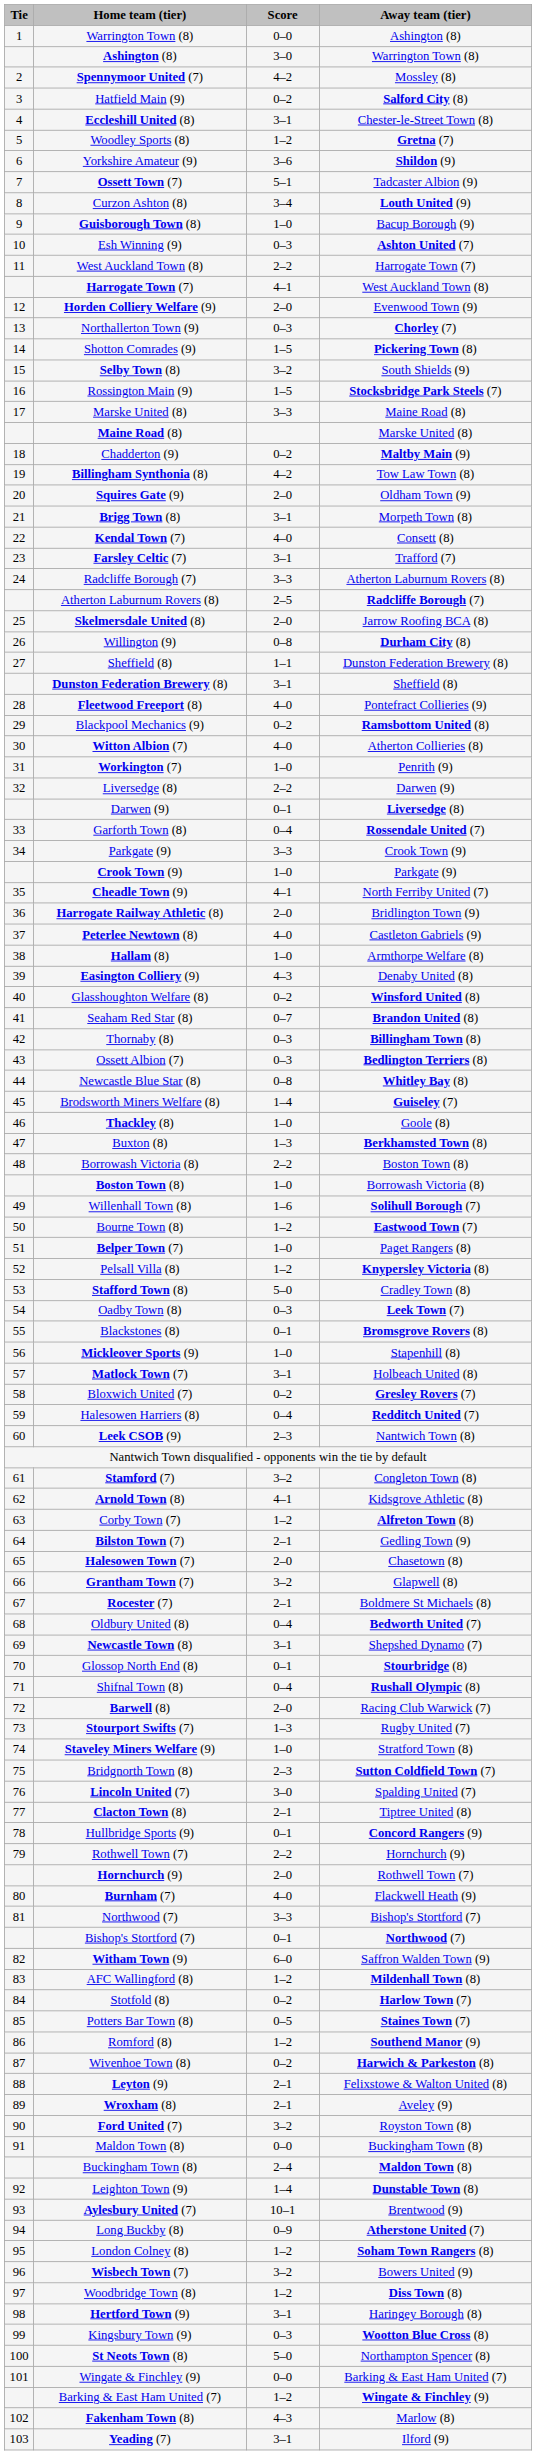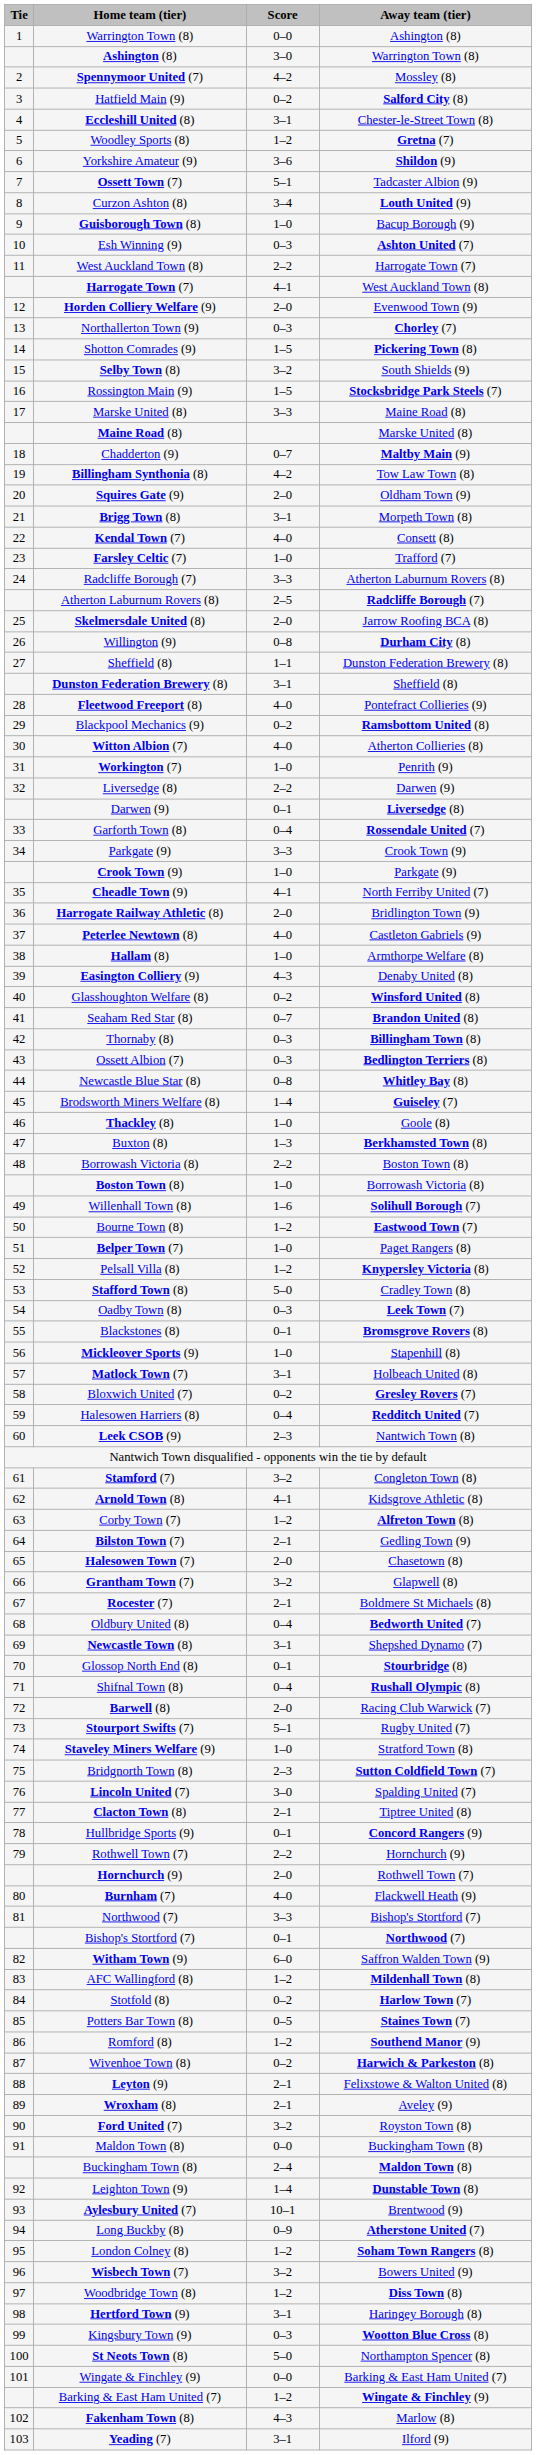(283, 454) 0–2 -> (283, 454) 0–7
(283, 558) 3–1 -> (283, 558) 1–0
(283, 1729) 1–3 -> (283, 1729) 5–1
